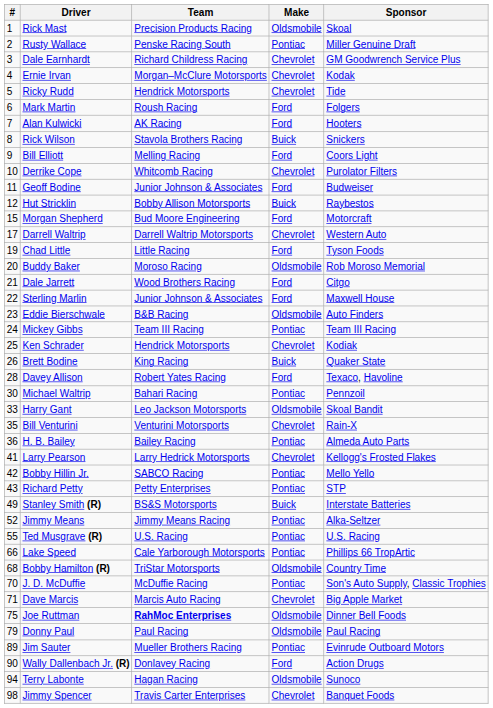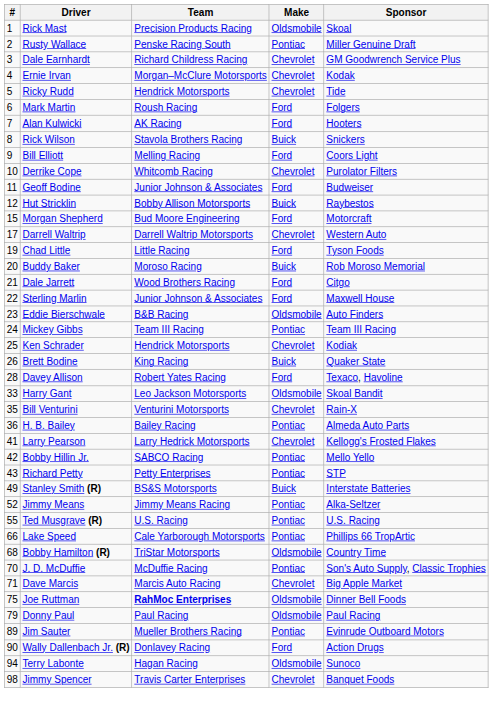(297, 267) Oldsmobile -> (284, 267) Buick
- row: (57, 394)
